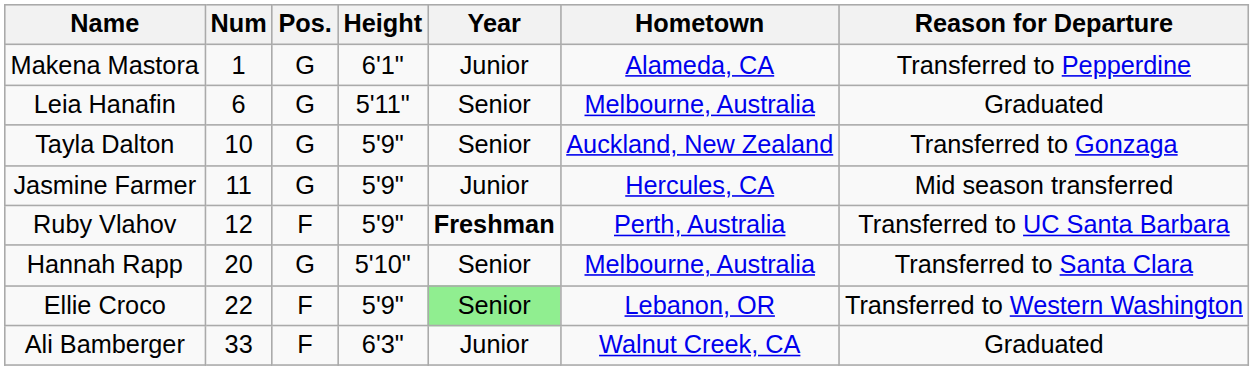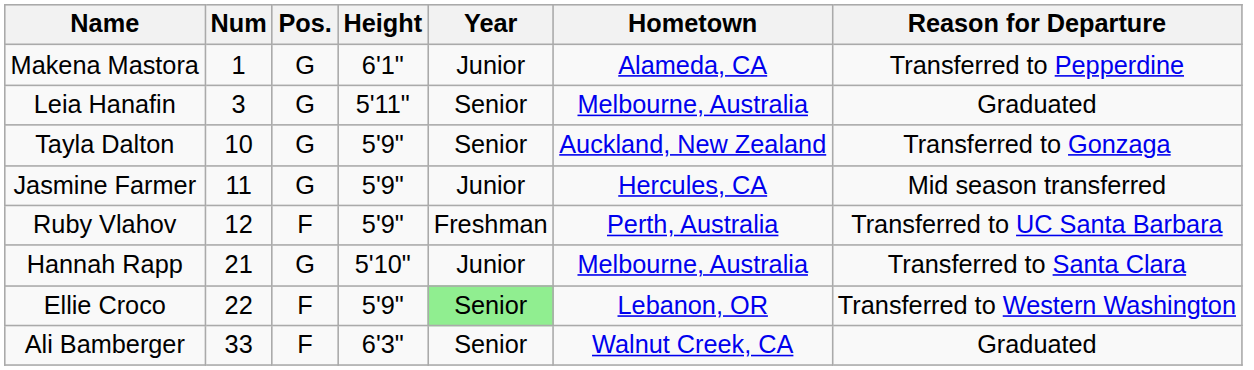(239, 104) 6 -> (239, 104) 3
(494, 225) bold -> (491, 225) normal
(239, 265) 20 -> (239, 265) 21
(494, 265) Senior -> (491, 265) Junior
(494, 345) Junior -> (491, 345) Senior
